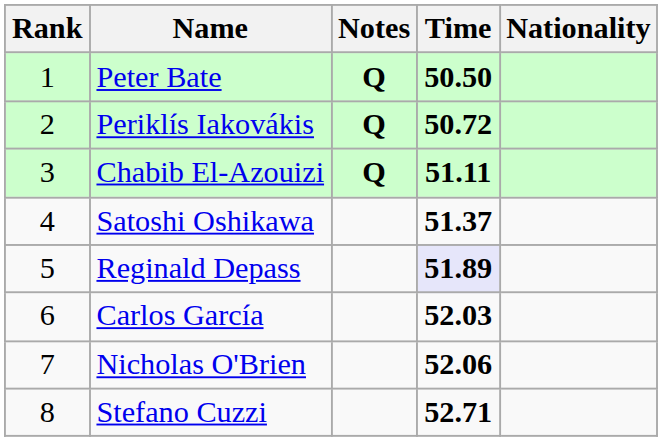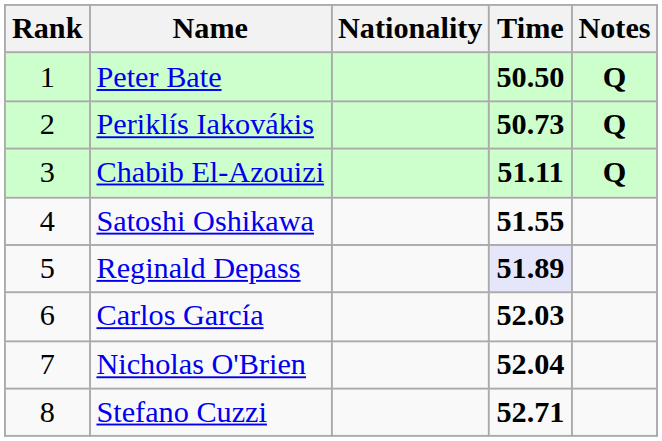columns swapped: (578, 28) <-> (374, 28)
(458, 124) 50.72 -> (530, 124) 50.73
(458, 220) 51.37 -> (530, 220) 51.55
(458, 364) 52.06 -> (530, 364) 52.04
